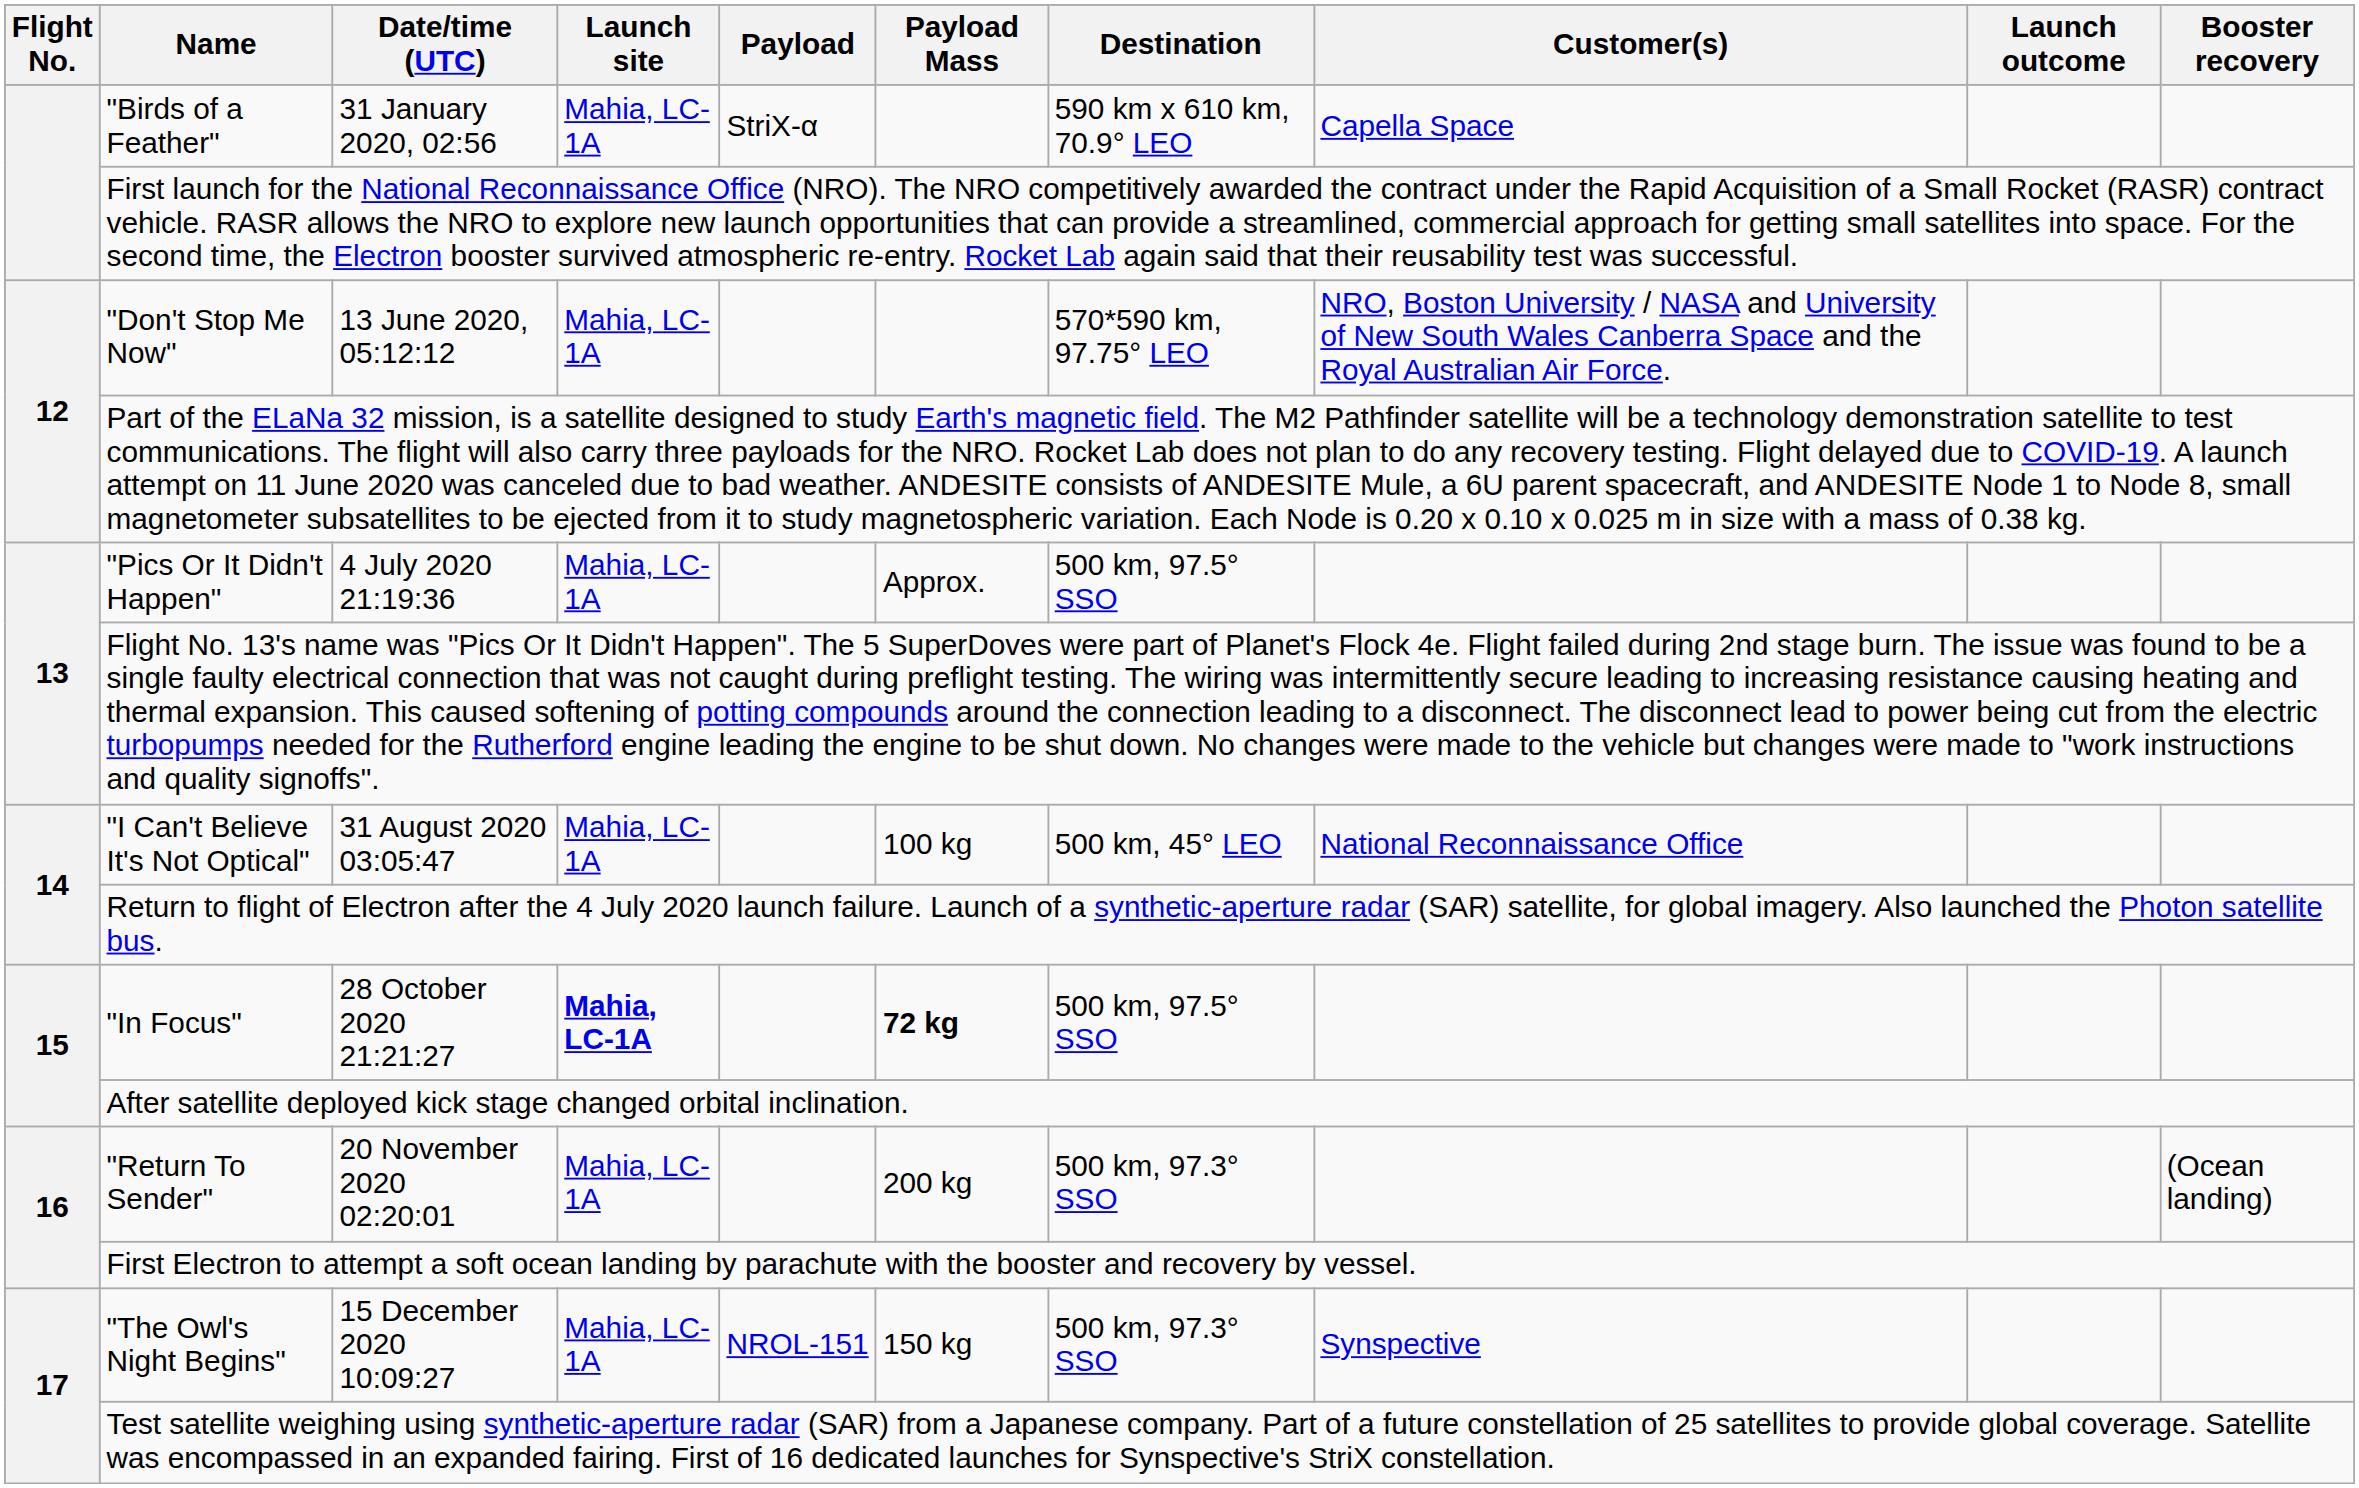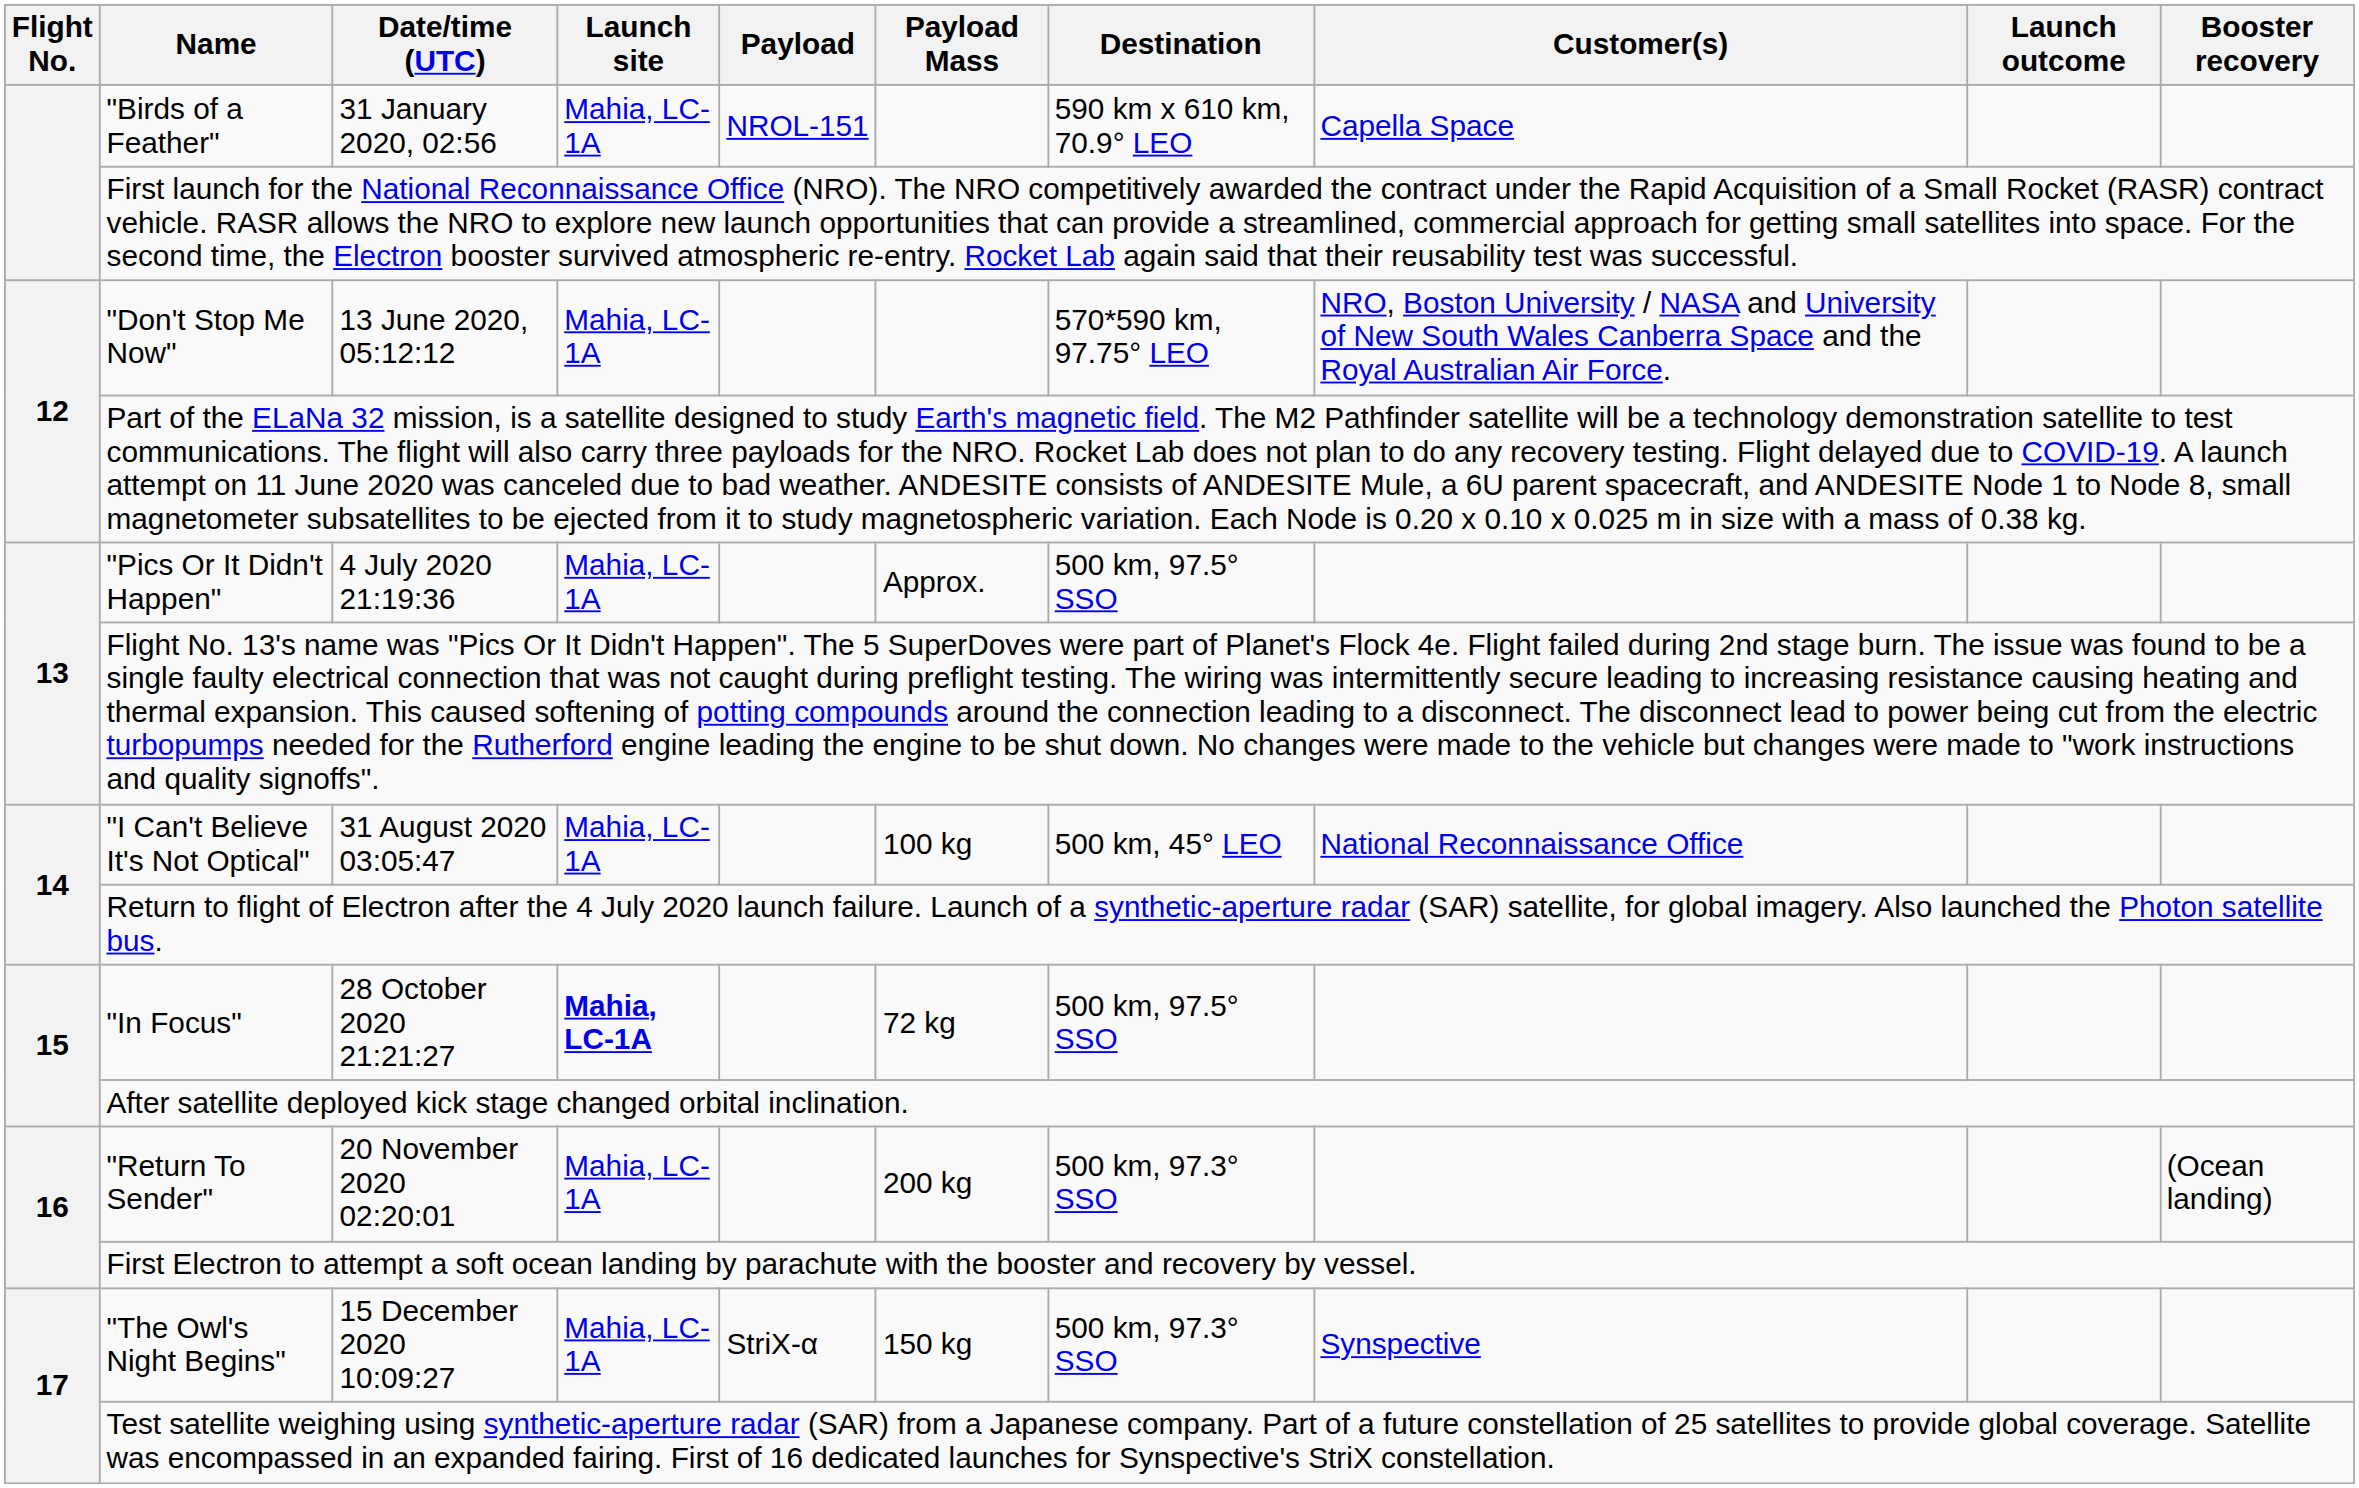(772, 125) StriX-α -> (798, 125) NROL-151
(921, 1022) bold -> (919, 1022) normal
(798, 1344) NROL-151 -> (772, 1344) StriX-α
